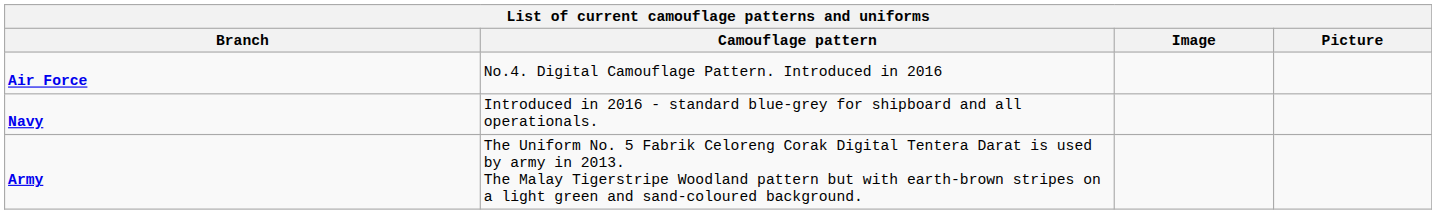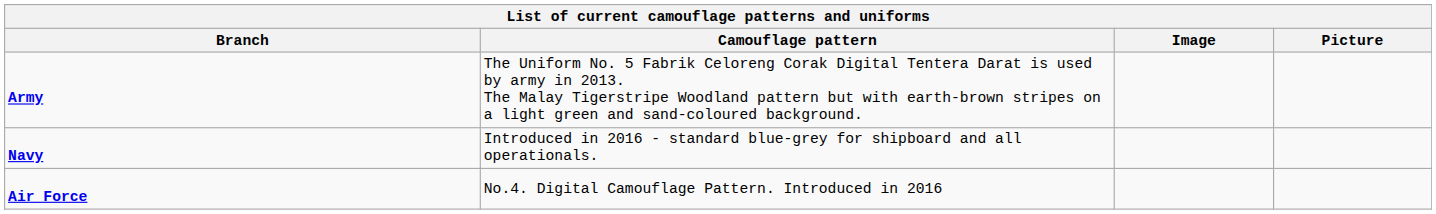rows swapped: (26, 180) <-> (48, 81)
